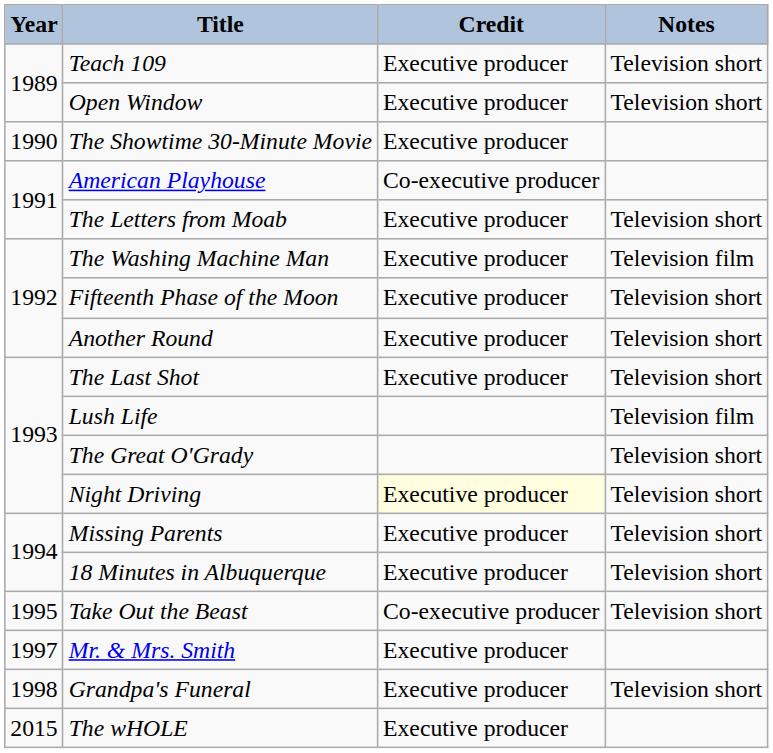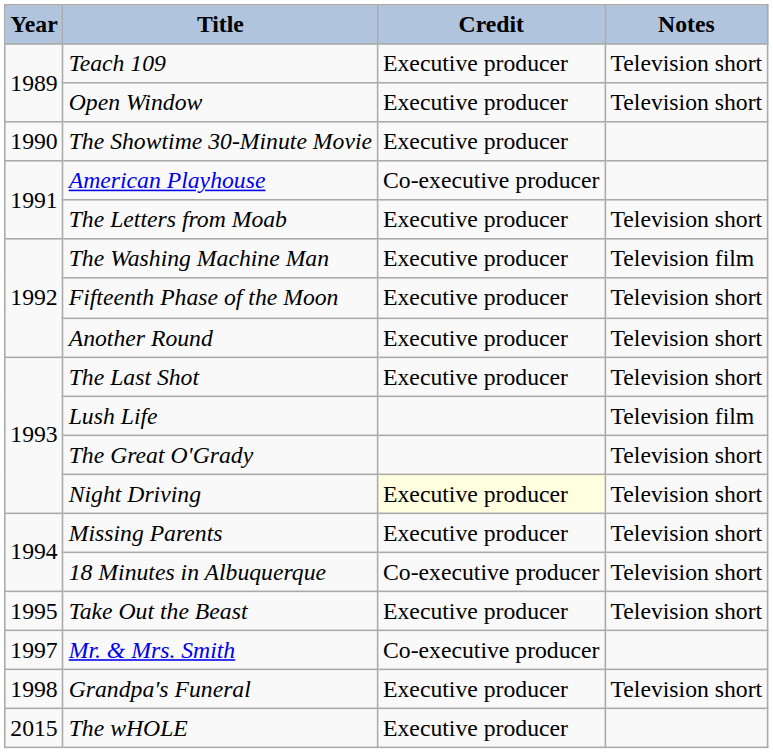(475, 571) Executive producer -> (491, 571) Co-executive producer
(491, 610) Co-executive producer -> (475, 610) Executive producer
(475, 649) Executive producer -> (491, 649) Co-executive producer
